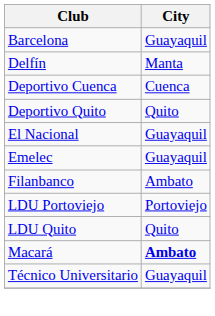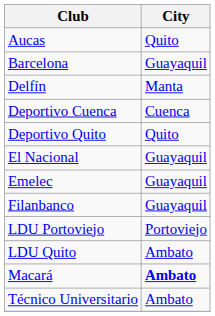+ row: (26, 39)
(169, 181) Ambato -> (176, 205) Guayaquil
(162, 228) Quito -> (169, 252) Ambato
(176, 275) Guayaquil -> (169, 299) Ambato
